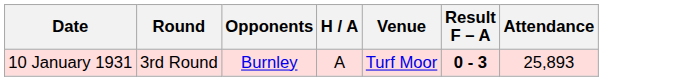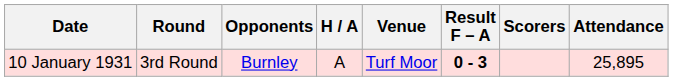+ column: (535, 27)
(549, 62) 25,893 -> (618, 62) 25,895
